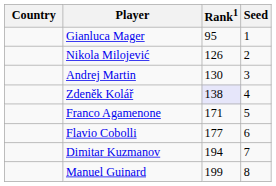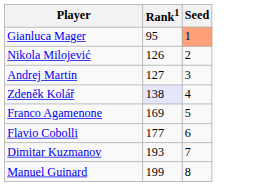- column: (34, 15)
(247, 36) no background -> (188, 36) lightsalmon background
(214, 75) 130 -> (155, 75) 127
(214, 113) 171 -> (155, 113) 169
(214, 152) 194 -> (155, 152) 193
